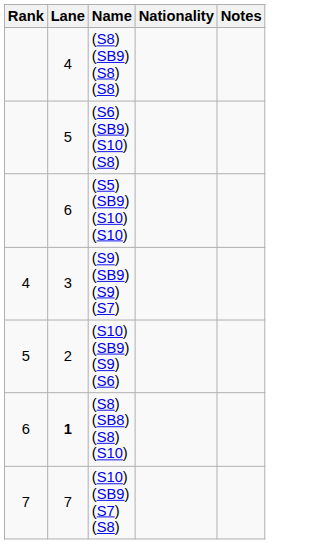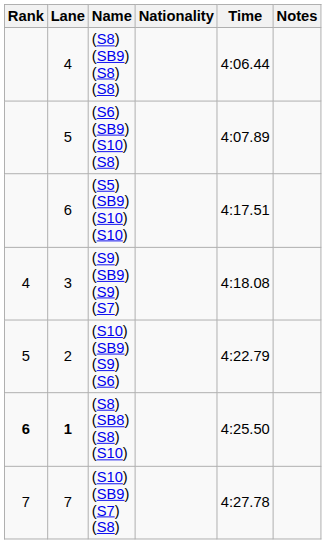+ column: (245, 16)
(26, 429) normal -> (26, 429) bold
